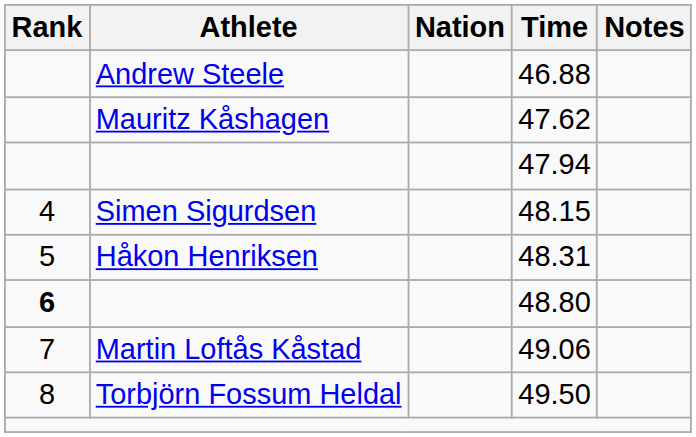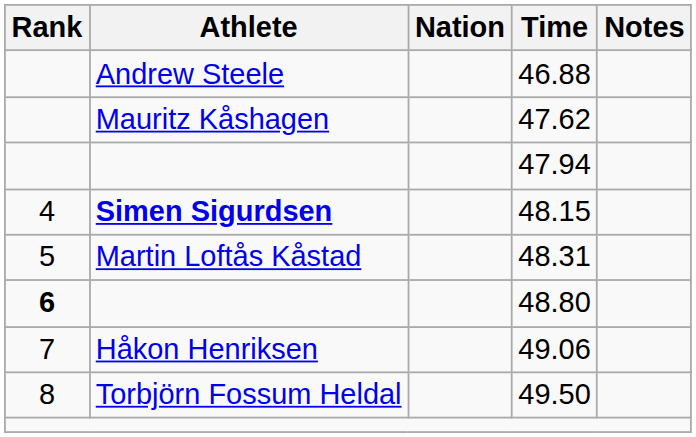(206, 211) normal -> (214, 211) bold
(207, 257) Håkon Henriksen -> (229, 257) Martin Loftås Kåstad
(229, 348) Martin Loftås Kåstad -> (207, 348) Håkon Henriksen
